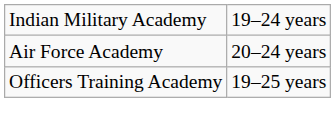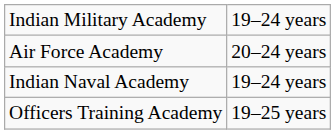+ row: (99, 81)
